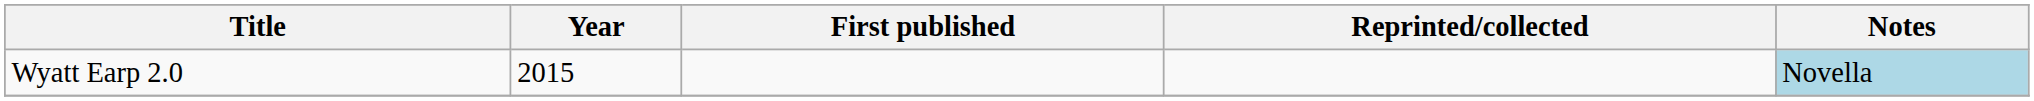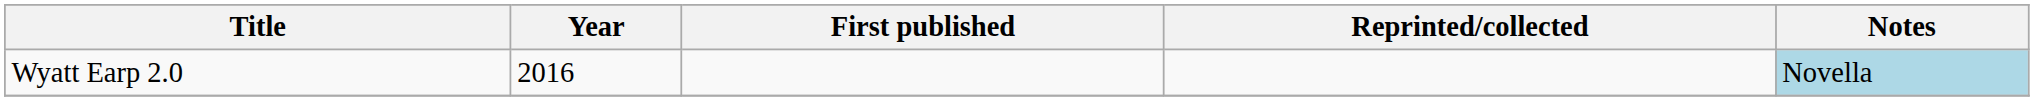(546, 72) 2015 -> (546, 72) 2016
